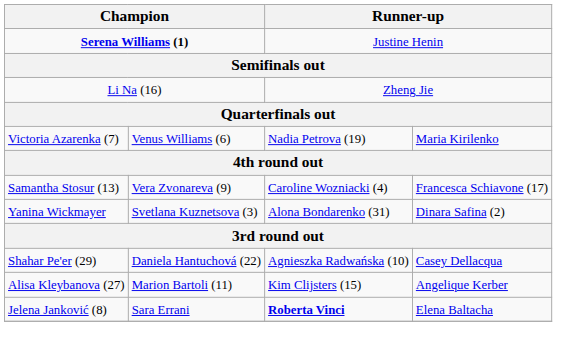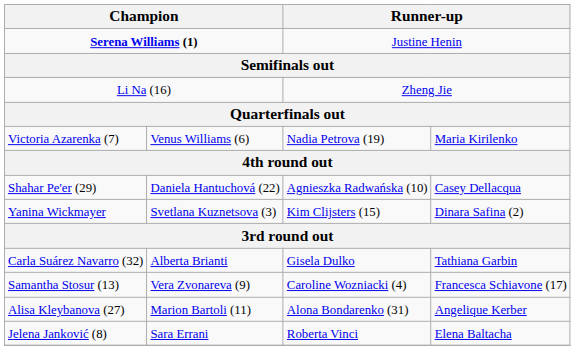rows swapped: (63, 188) <-> (52, 261)
(329, 212) Alona Bondarenko (31) -> (333, 212) Kim Clijsters (15)
+ row: (76, 261)
(315, 285) Kim Clijsters (15) -> (348, 309) Alona Bondarenko (31)
(306, 308) bold -> (322, 334) normal
